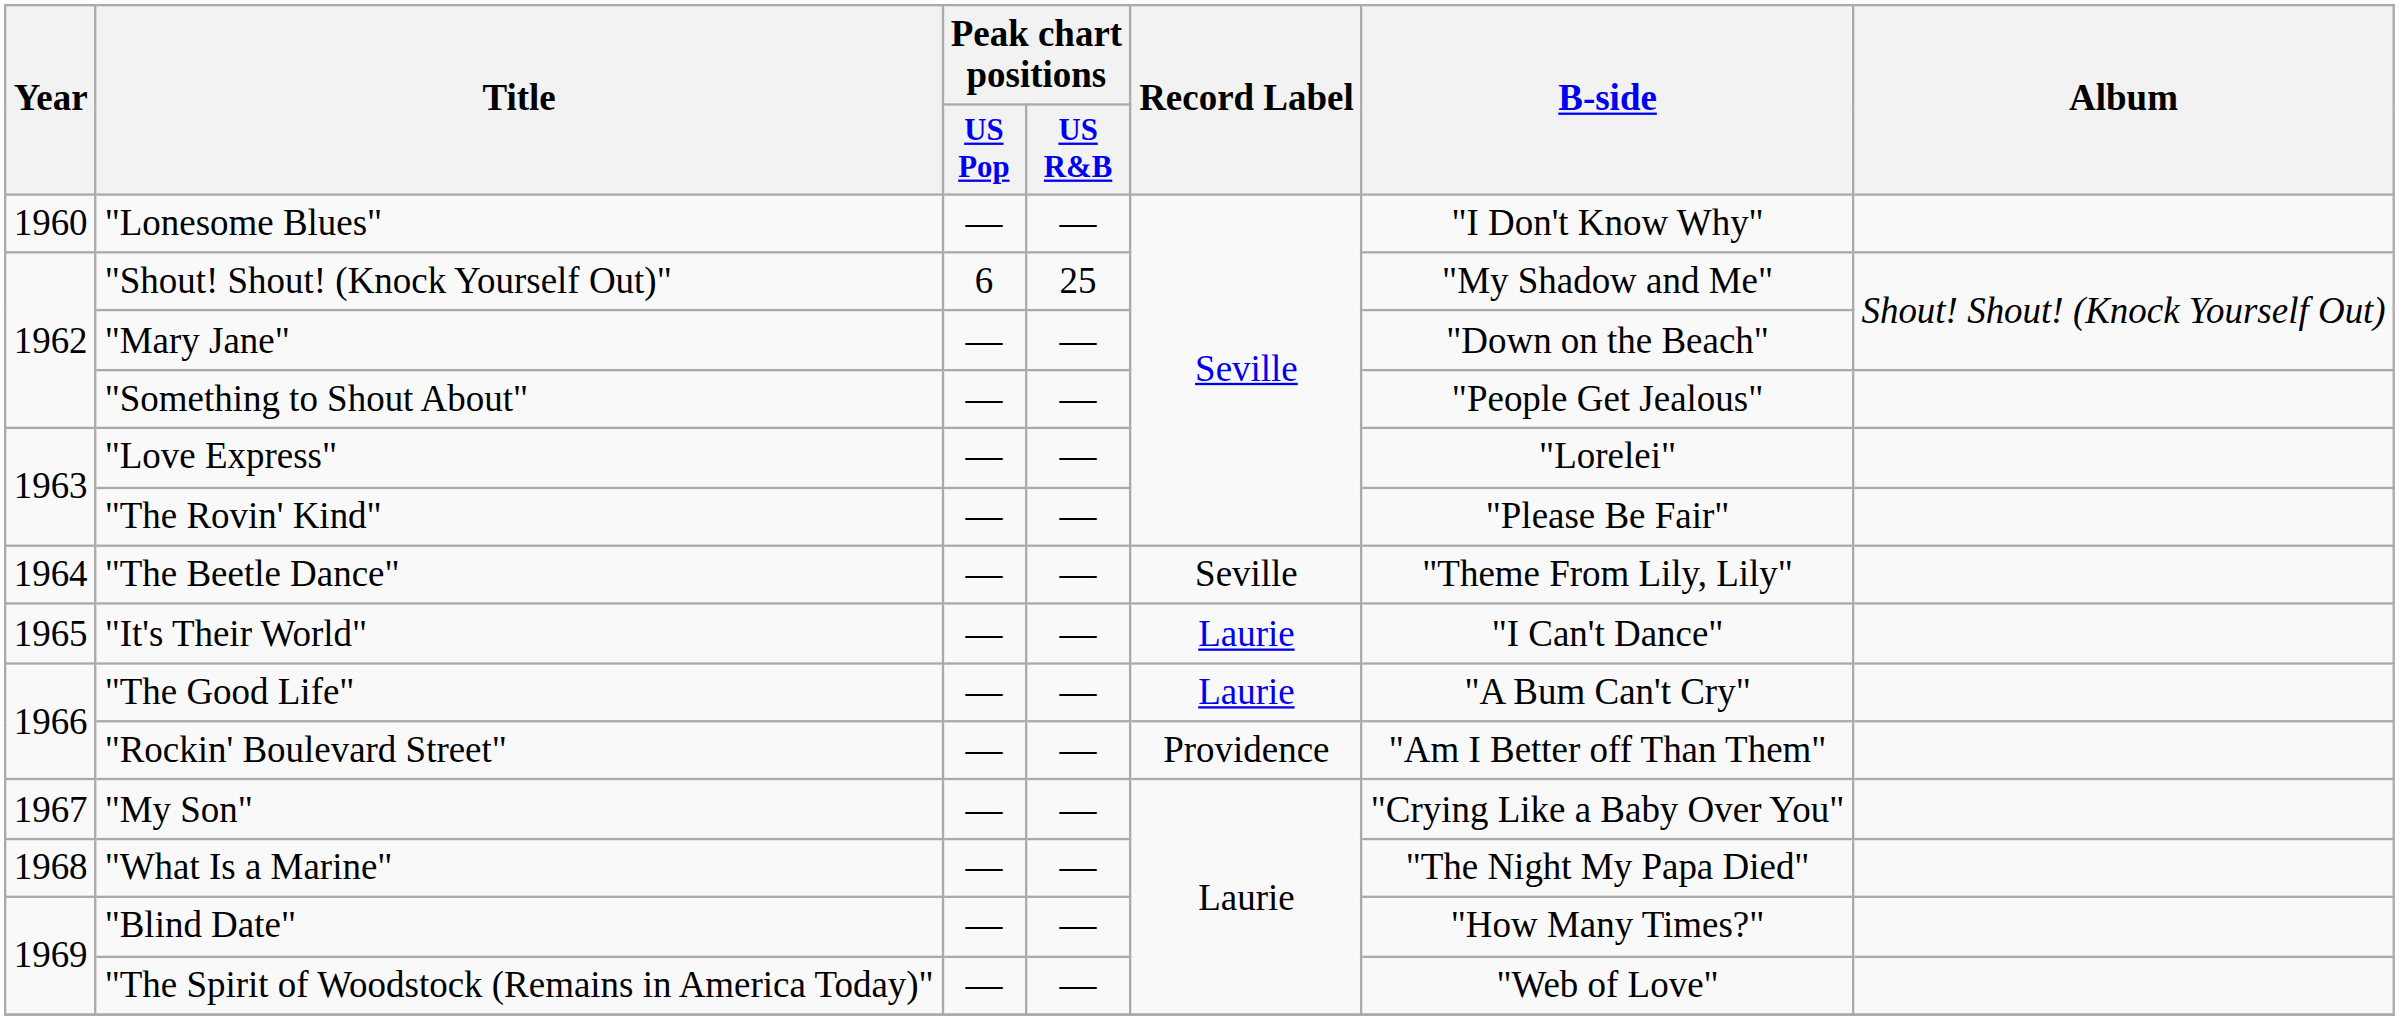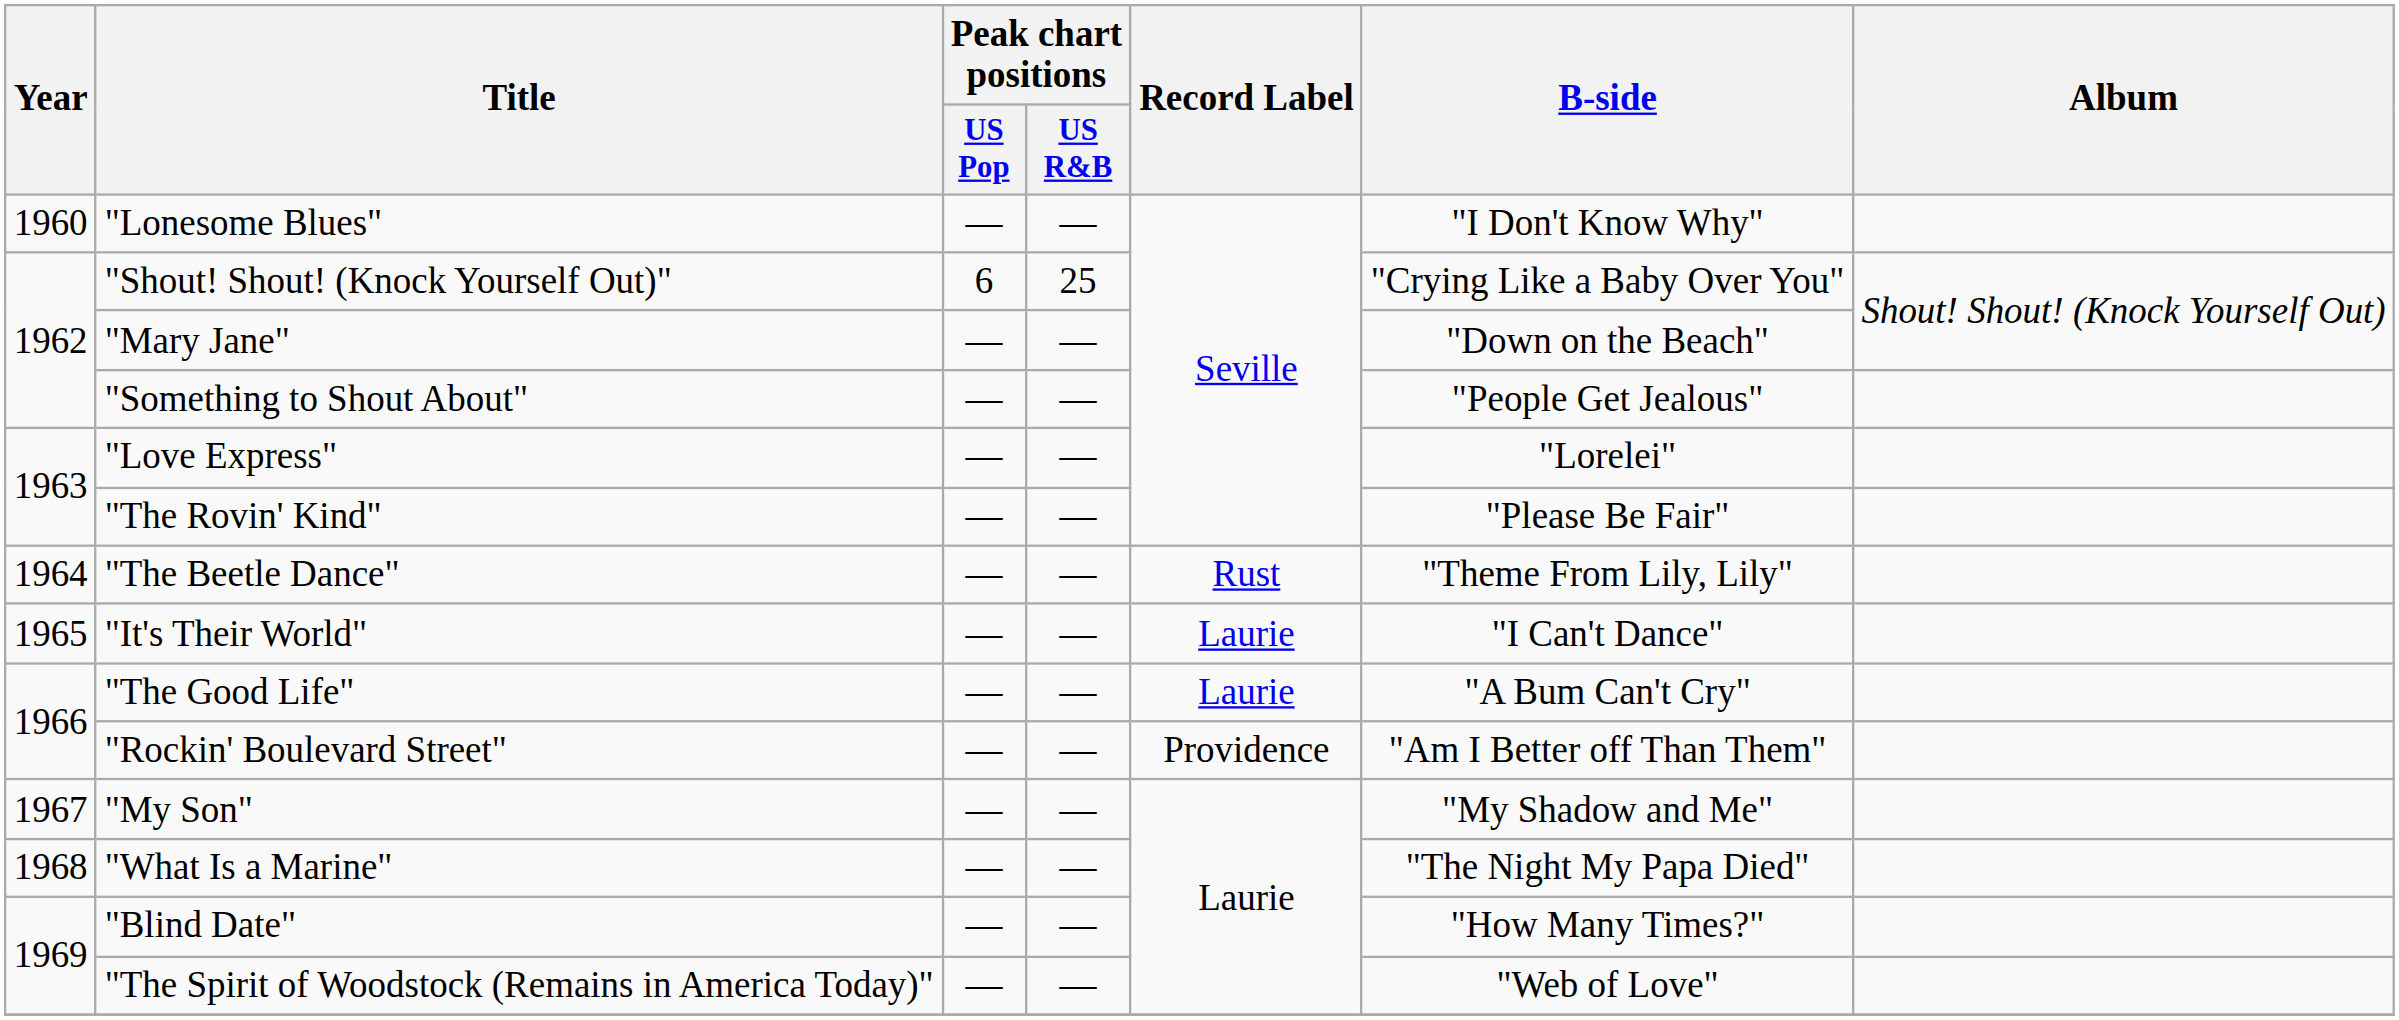(1608, 281) "My Shadow and Me" -> (1608, 281) "Crying Like a Baby Over You"
(1246, 574) Seville -> (1246, 574) Rust
(1608, 808) "Crying Like a Baby Over You" -> (1608, 808) "My Shadow and Me"
